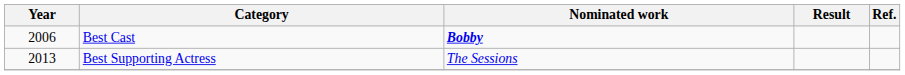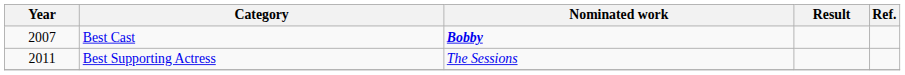(42, 37) 2006 -> (42, 37) 2007
(42, 59) 2013 -> (42, 59) 2011
